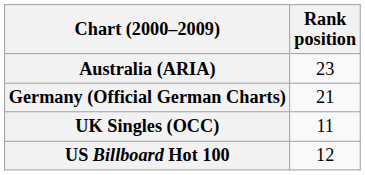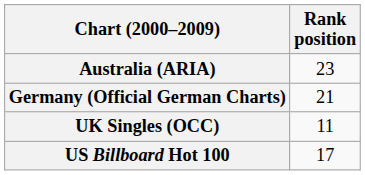(325, 155) 12 -> (325, 155) 17
